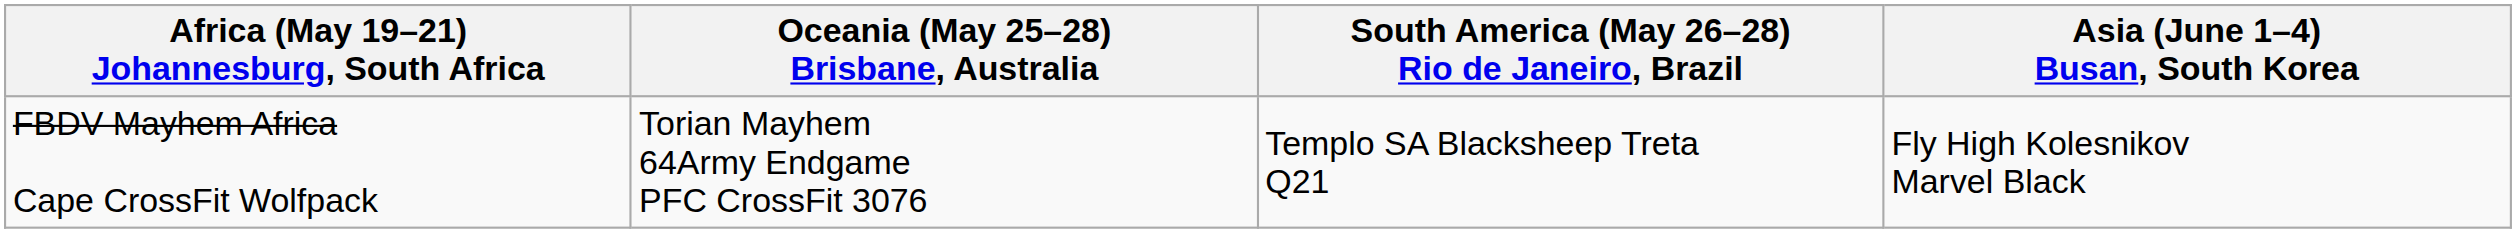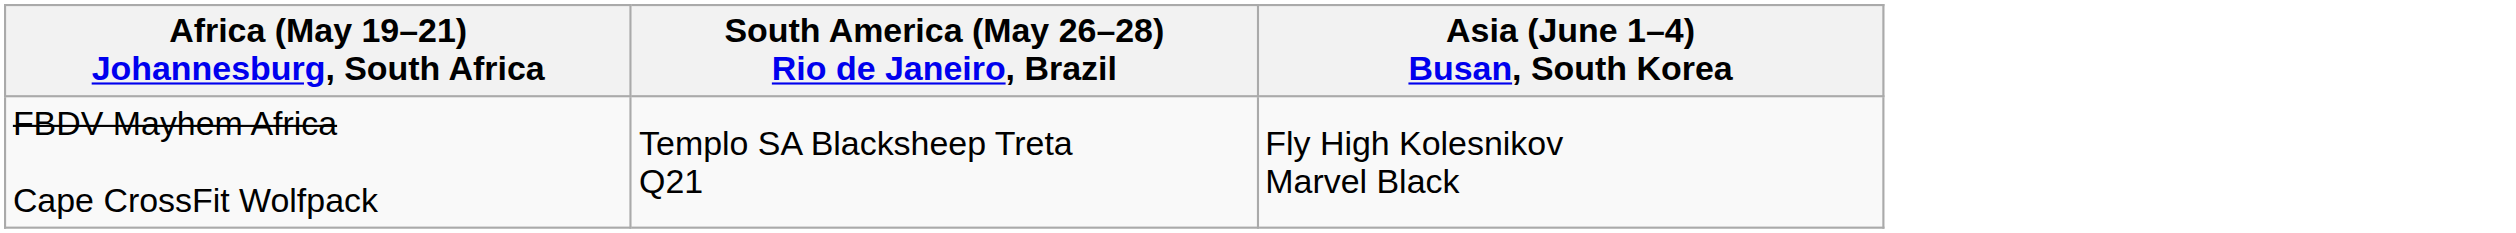- column: (944, 50)
